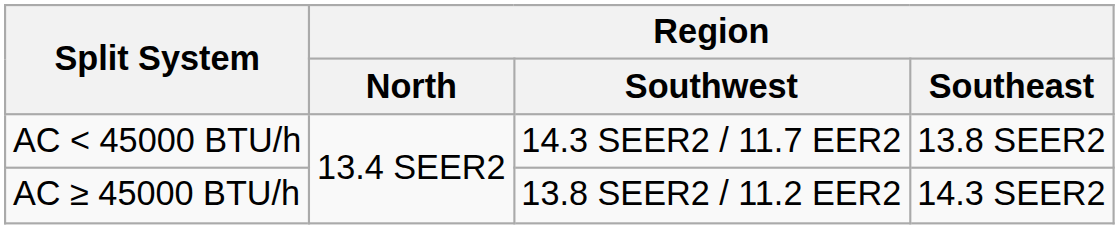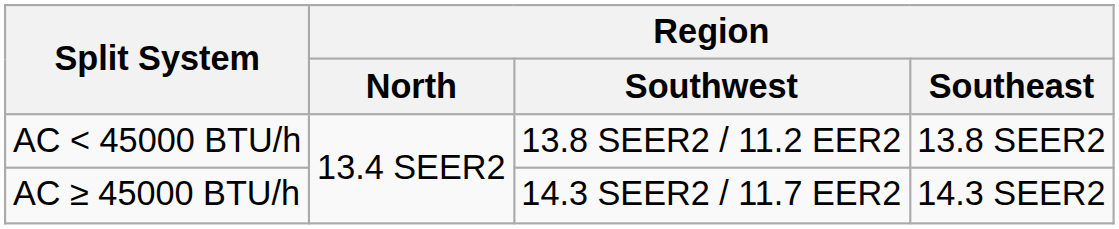(711, 140) 14.3 SEER2 / 11.7 EER2 -> (711, 140) 13.8 SEER2 / 11.2 EER2
(711, 194) 13.8 SEER2 / 11.2 EER2 -> (711, 194) 14.3 SEER2 / 11.7 EER2
